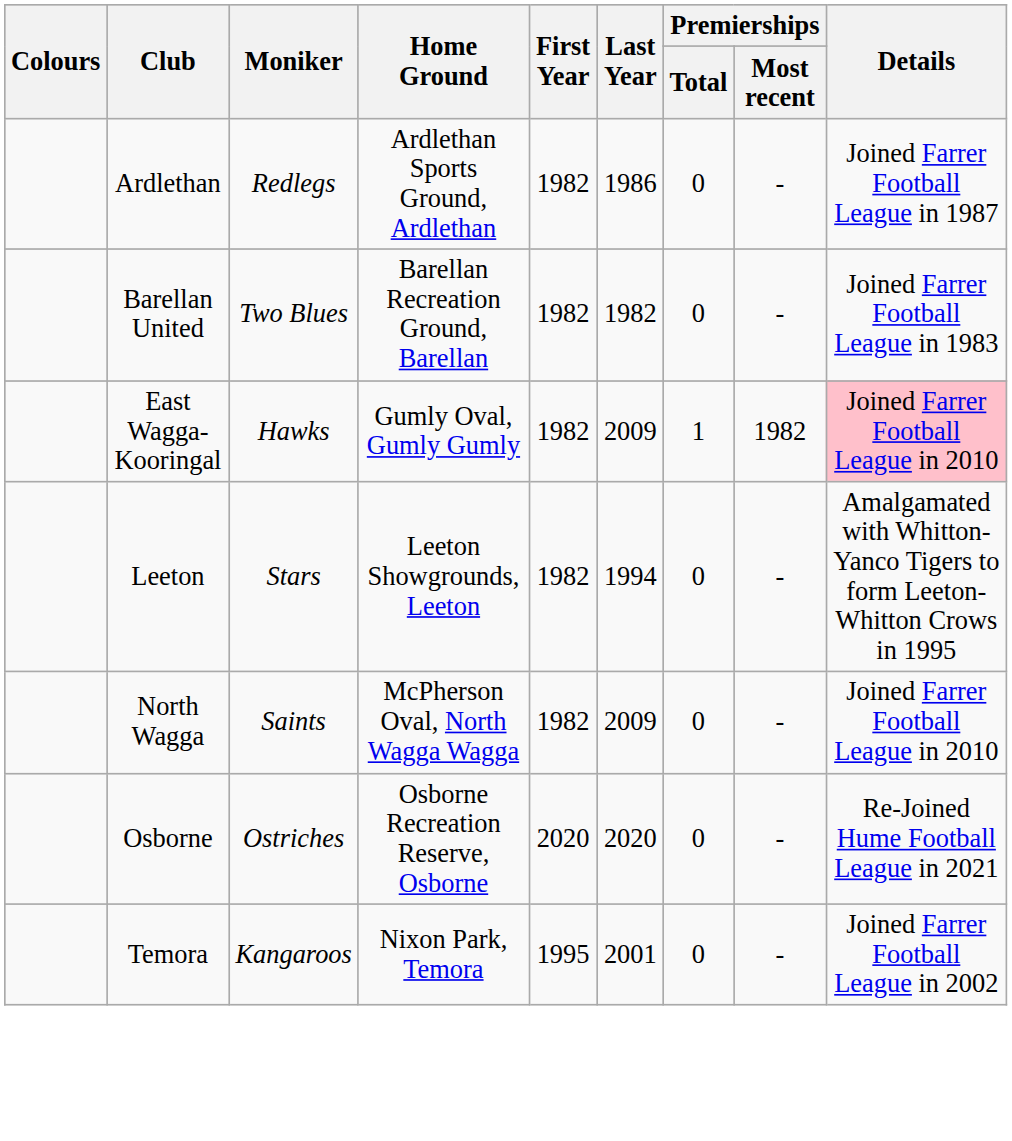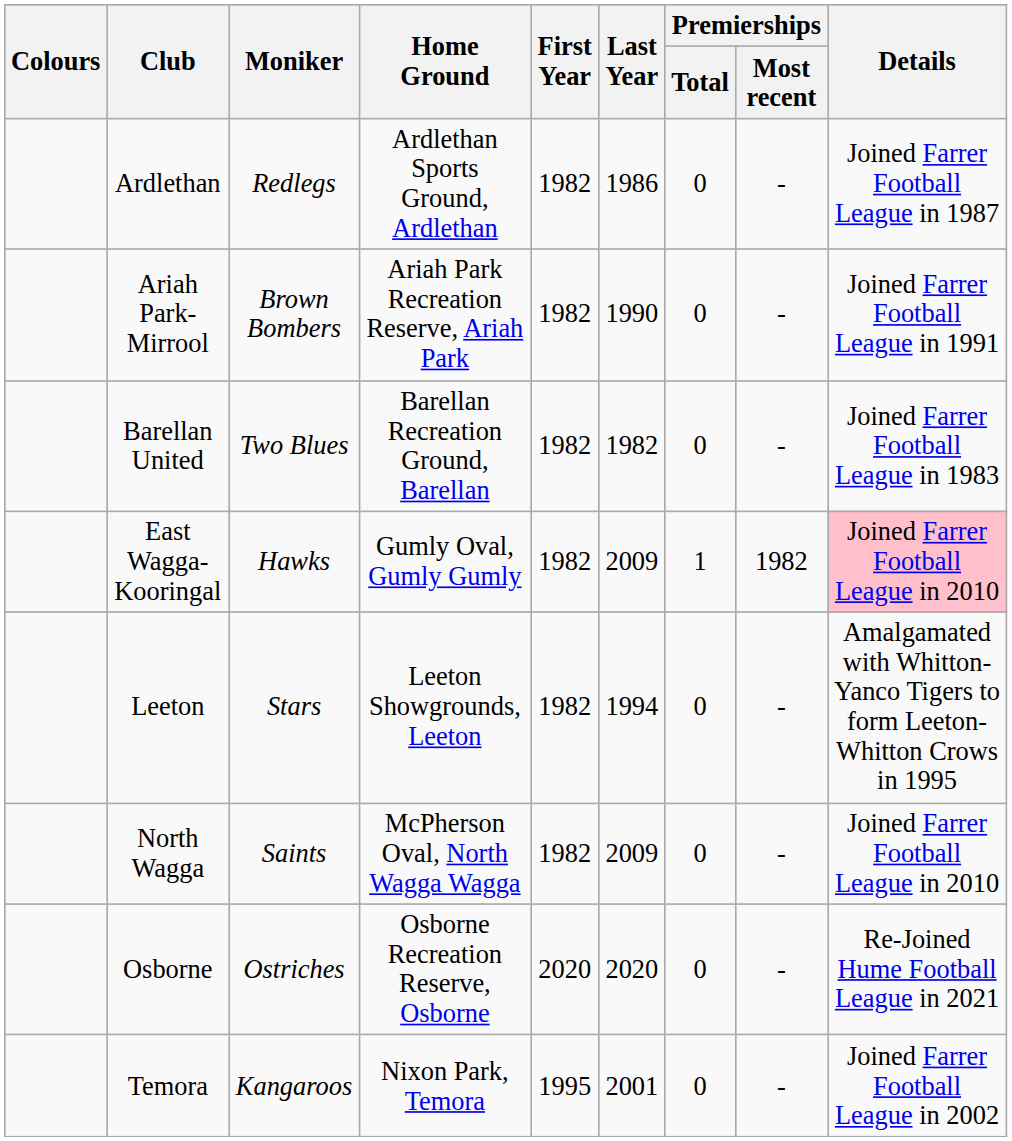+ row: (168, 314)
